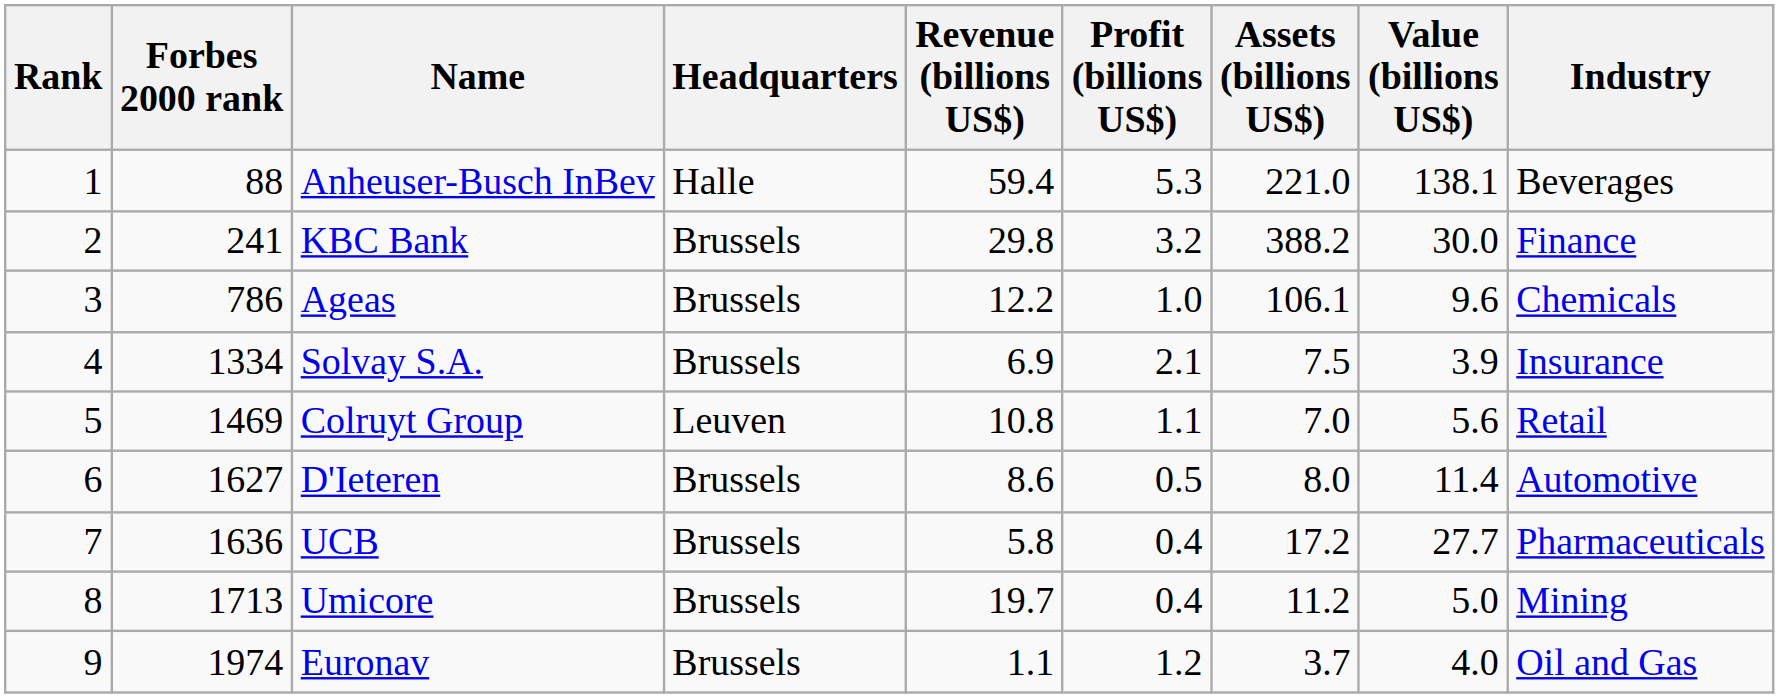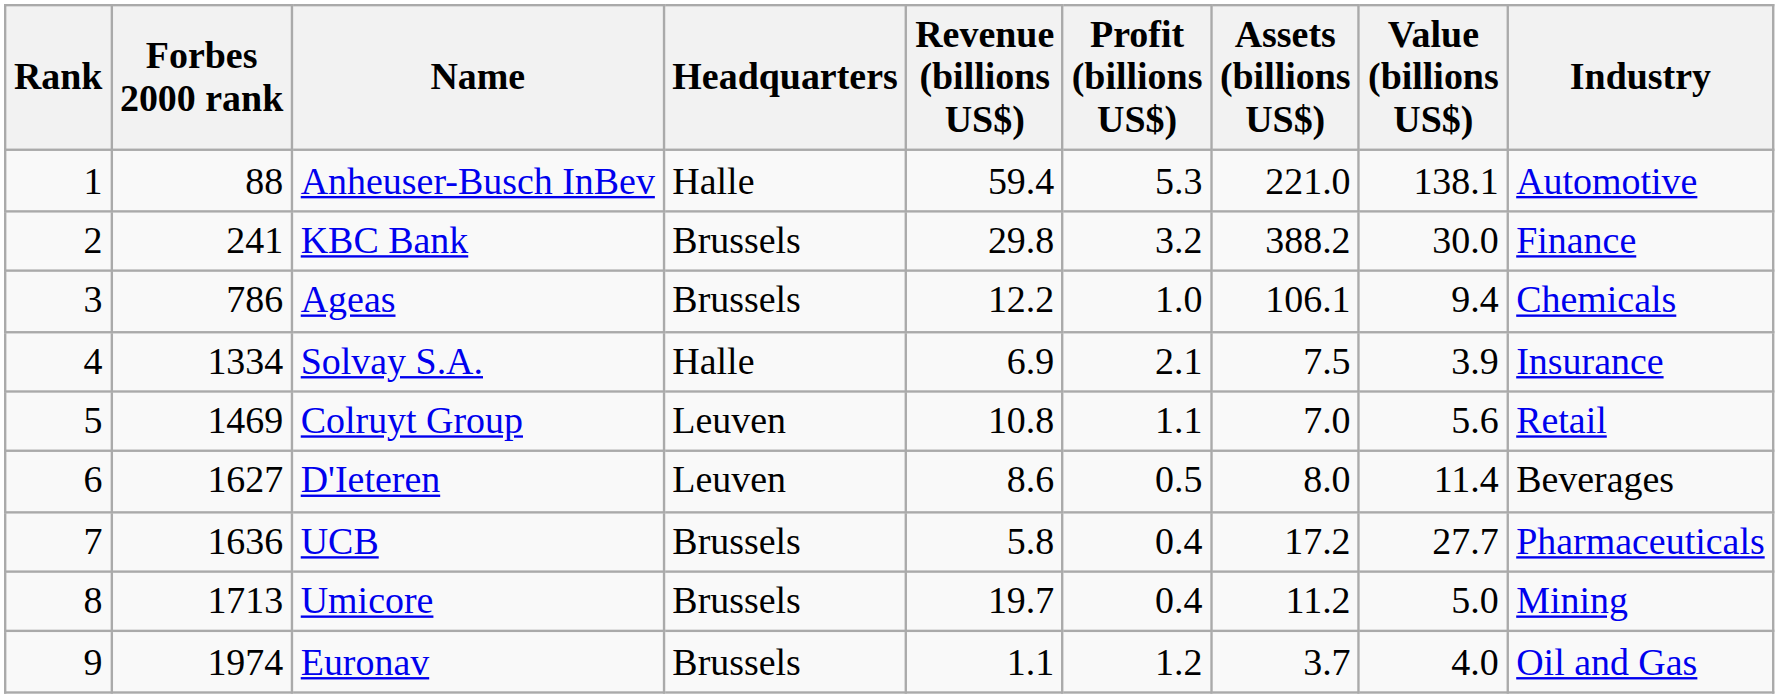(1595, 180) Beverages -> (1607, 180) Automotive
(1475, 300) 9.6 -> (1475, 300) 9.4
(737, 360) Brussels -> (713, 360) Halle
(737, 480) Brussels -> (729, 480) Leuven
(1607, 480) Automotive -> (1595, 480) Beverages
